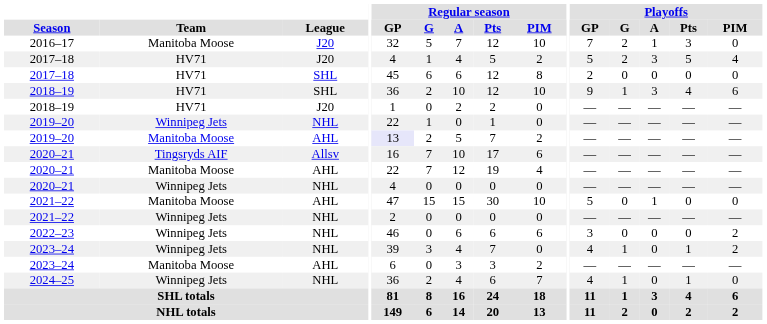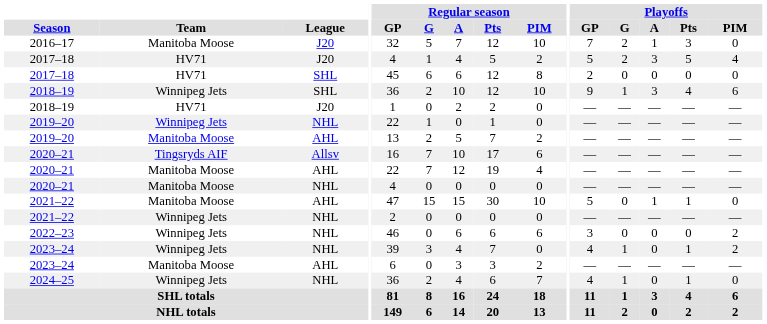(191, 91) HV71 -> (191, 91) Winnipeg Jets
(393, 138) lavender background -> (393, 138) no background
(191, 185) Winnipeg Jets -> (191, 185) Manitoba Moose
(688, 201) 0 -> (688, 201) 1
